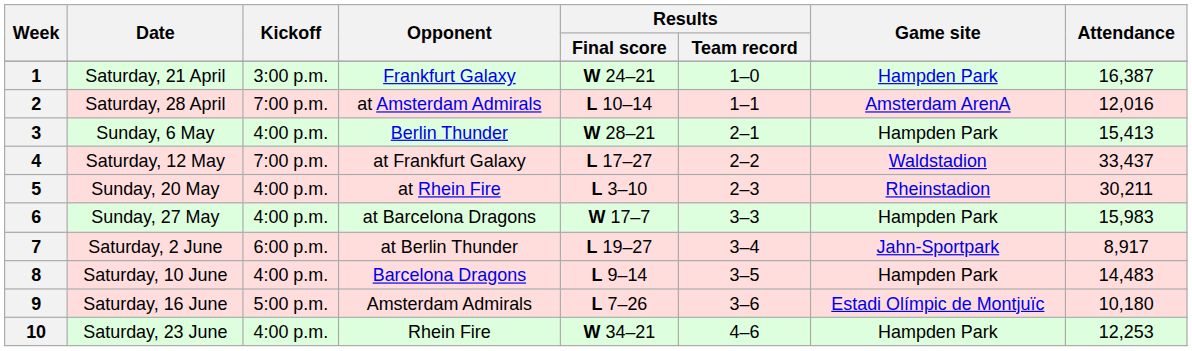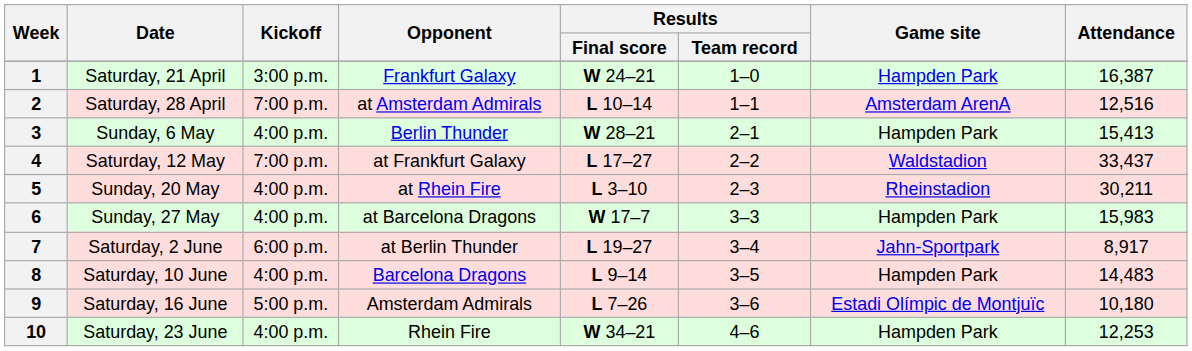(1126, 104) 12,016 -> (1126, 104) 12,516
